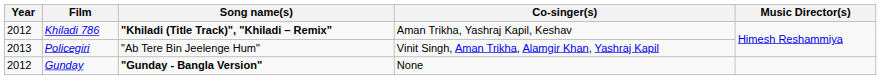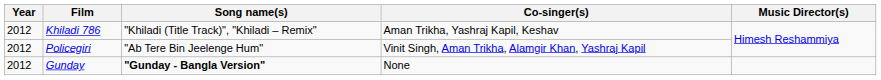(226, 30) bold -> (220, 30) normal
(19, 48) 2013 -> (19, 48) 2012
